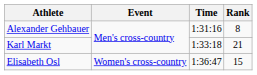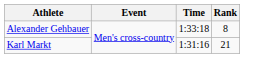(206, 29) 1:31:16 -> (194, 29) 1:33:18
(206, 45) 1:33:18 -> (194, 45) 1:31:16
- row: (33, 62)
